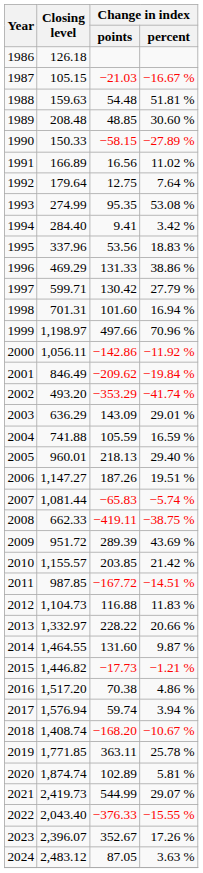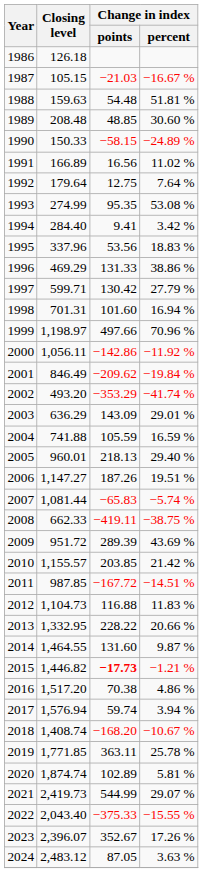(169, 141) −27.89 % -> (169, 141) −24.89 %
(63, 625) 1,332.97 -> (63, 625) 1,332.95
(118, 667) normal -> (118, 667) bold
(115, 815) −376.33 -> (115, 815) −375.33
